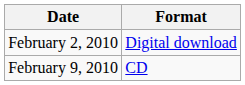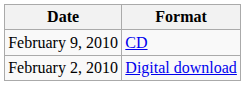rows swapped: (63, 42) <-> (63, 67)
